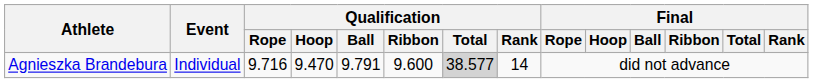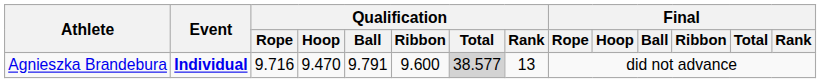(207, 66) normal -> (211, 66) bold
(519, 66) 14 -> (526, 66) 13
